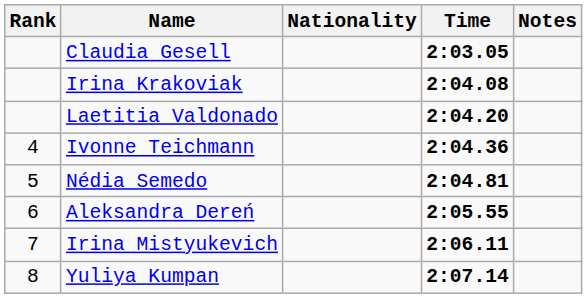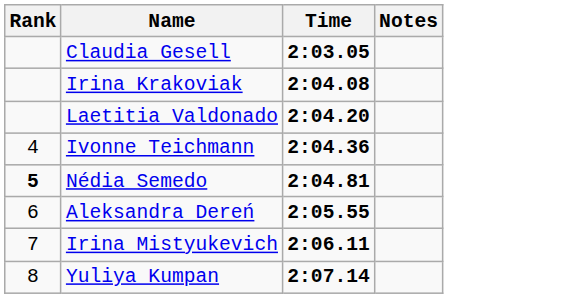- column: (352, 21)
(33, 181) normal -> (33, 181) bold
